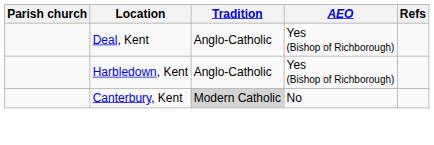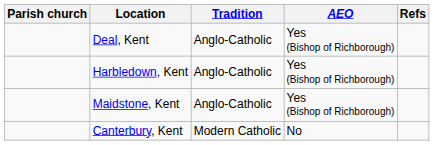+ row: (136, 104)
(237, 98) lightgrey background -> (237, 130) no background
